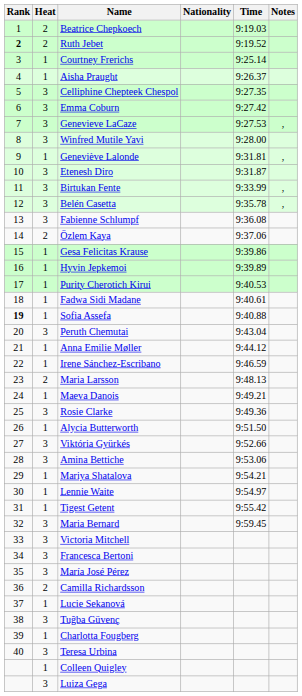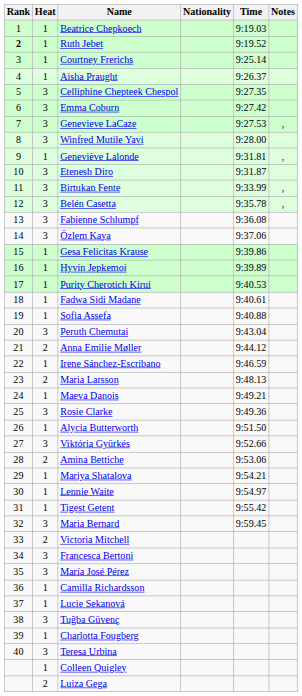(45, 28) 2 -> (45, 28) 1
(45, 44) 2 -> (45, 44) 1
(45, 236) 2 -> (45, 236) 3
(18, 316) bold -> (18, 316) normal
(45, 348) 1 -> (45, 348) 2
(45, 460) 3 -> (45, 460) 2
(45, 540) 3 -> (45, 540) 2
(45, 587) 2 -> (45, 587) 1
(45, 683) 3 -> (45, 683) 2
